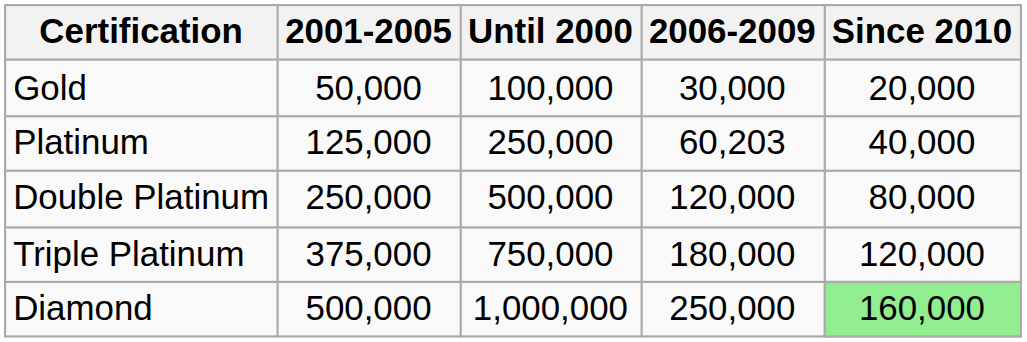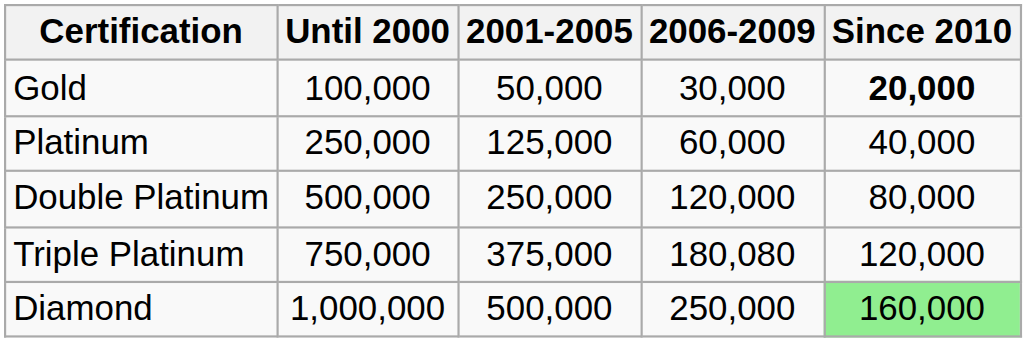columns swapped: (550, 32) <-> (369, 32)
(922, 87) normal -> (922, 87) bold
(732, 142) 60,203 -> (732, 142) 60,000
(732, 253) 180,000 -> (732, 253) 180,080
